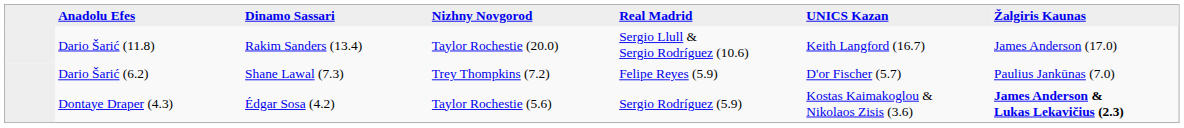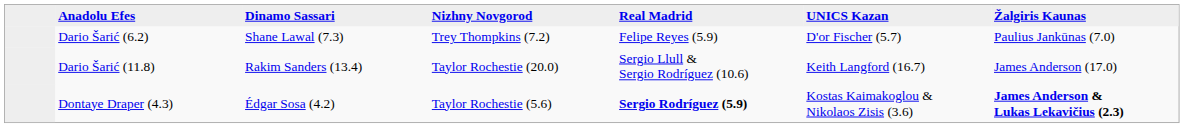rows swapped: (106, 44) <-> (103, 74)
(681, 103) normal -> (683, 103) bold
